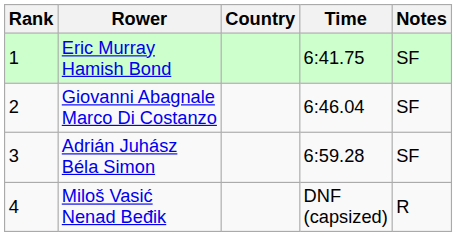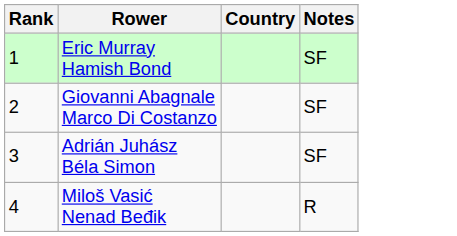- column: (346, 18)
